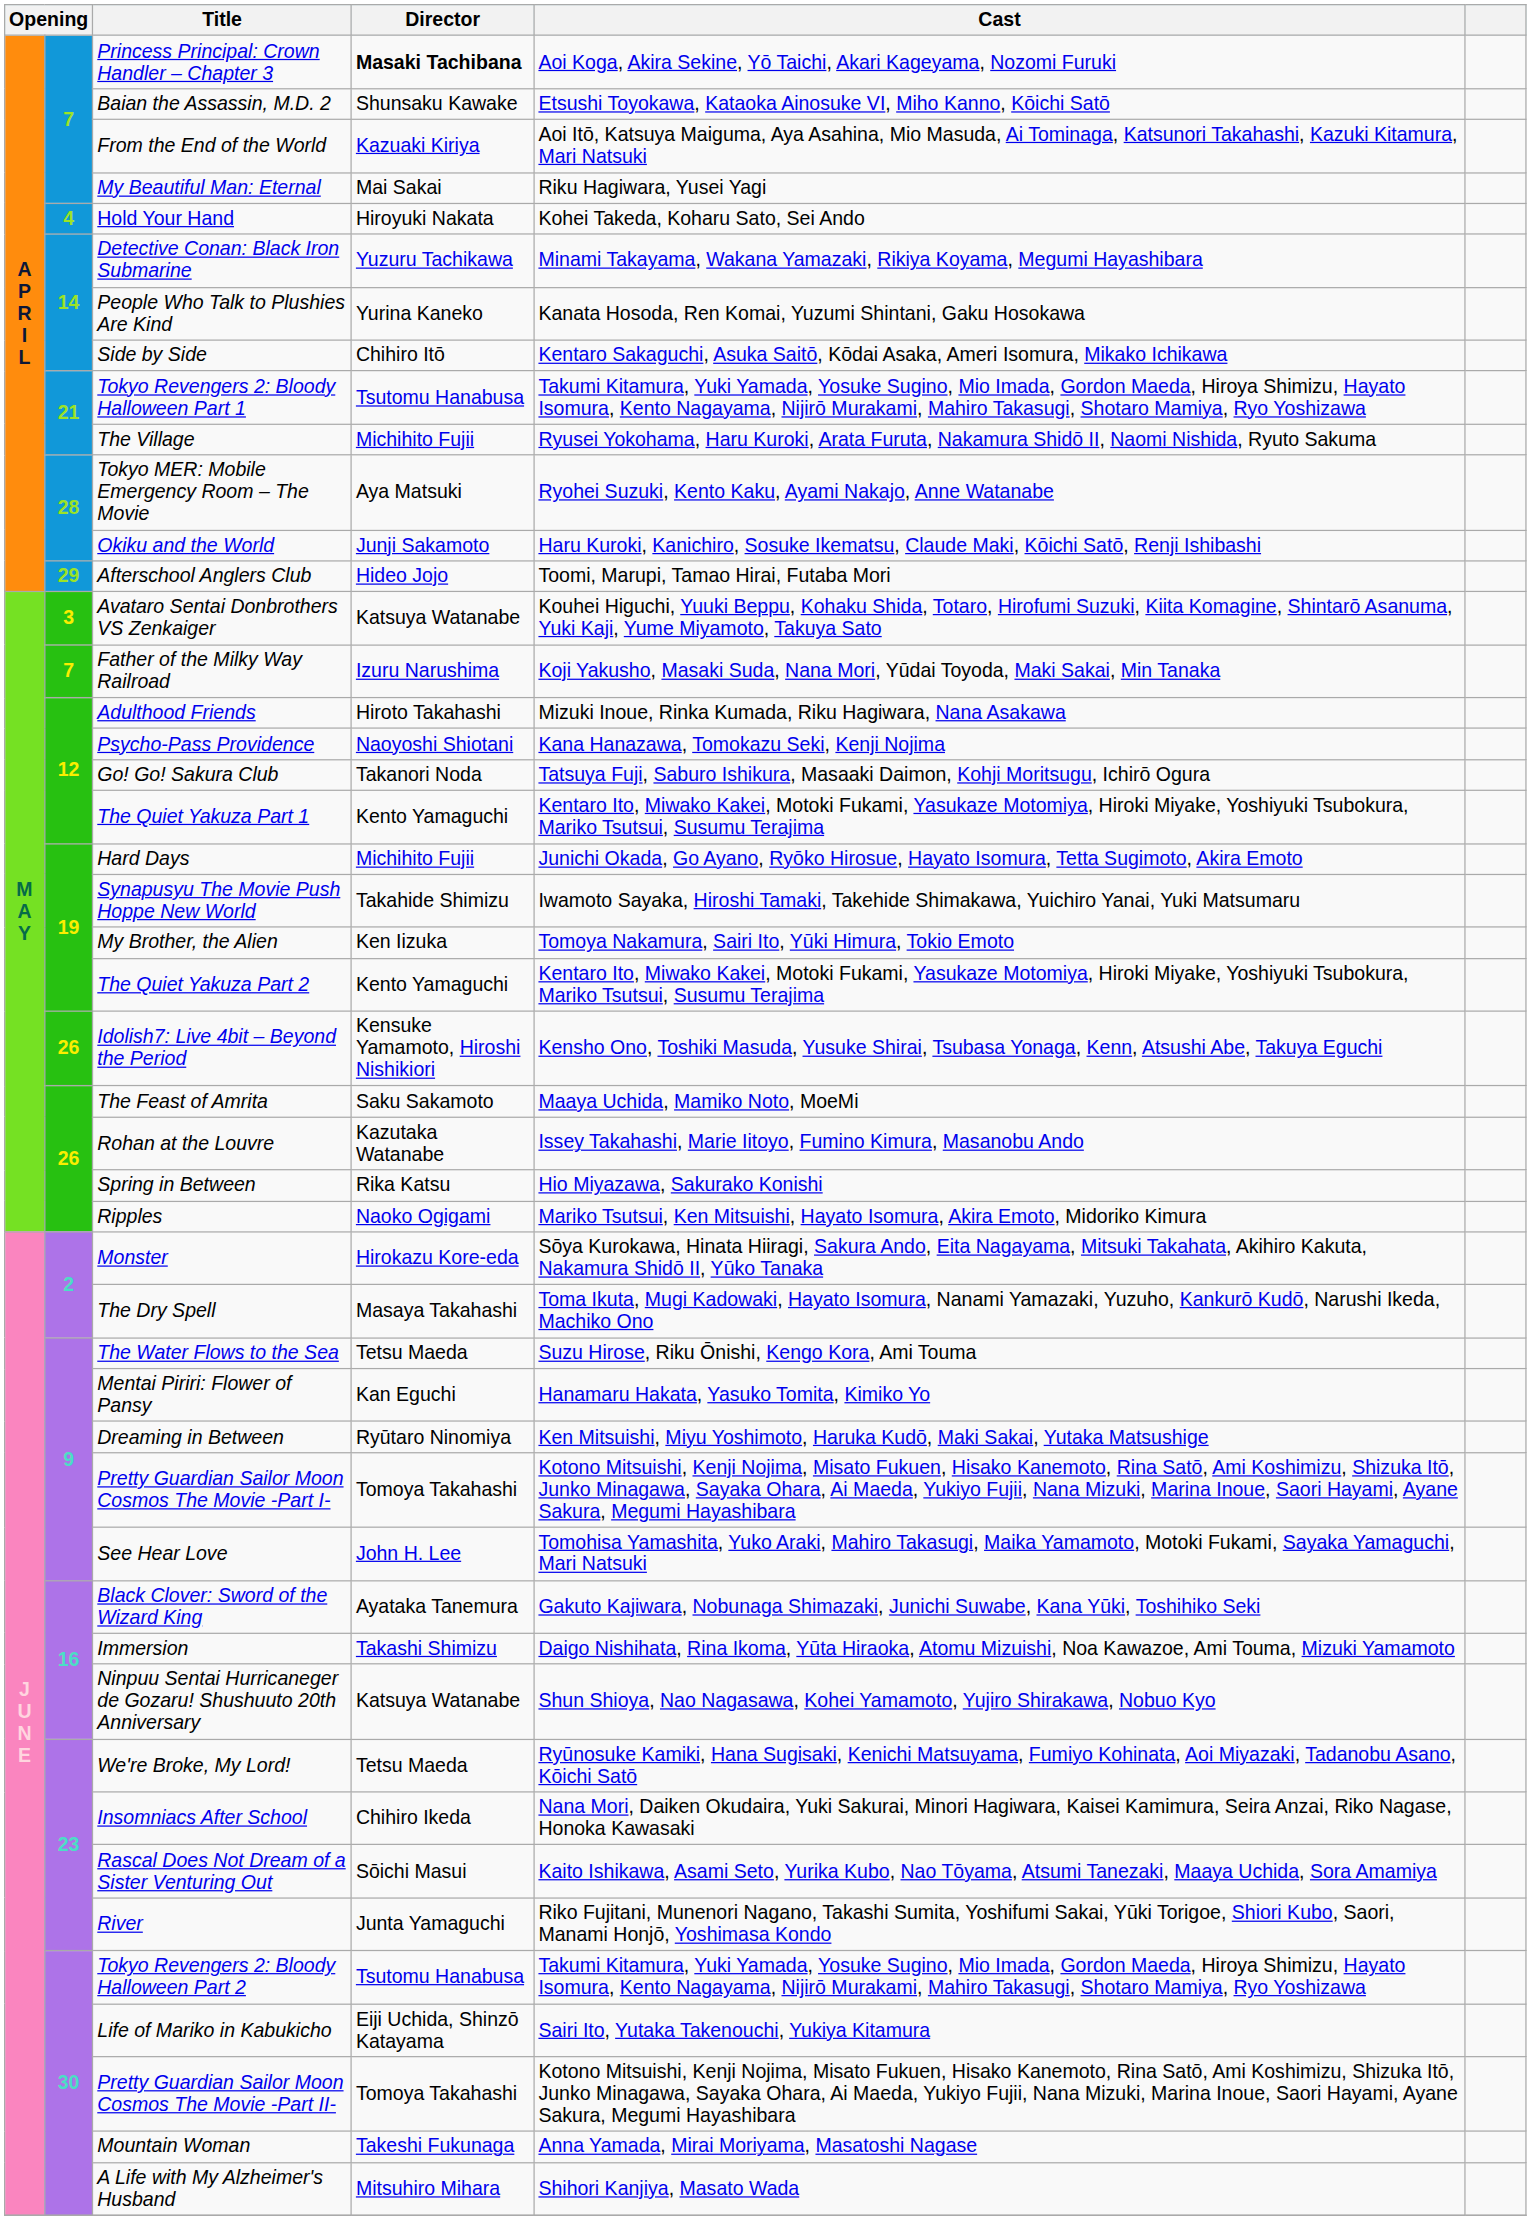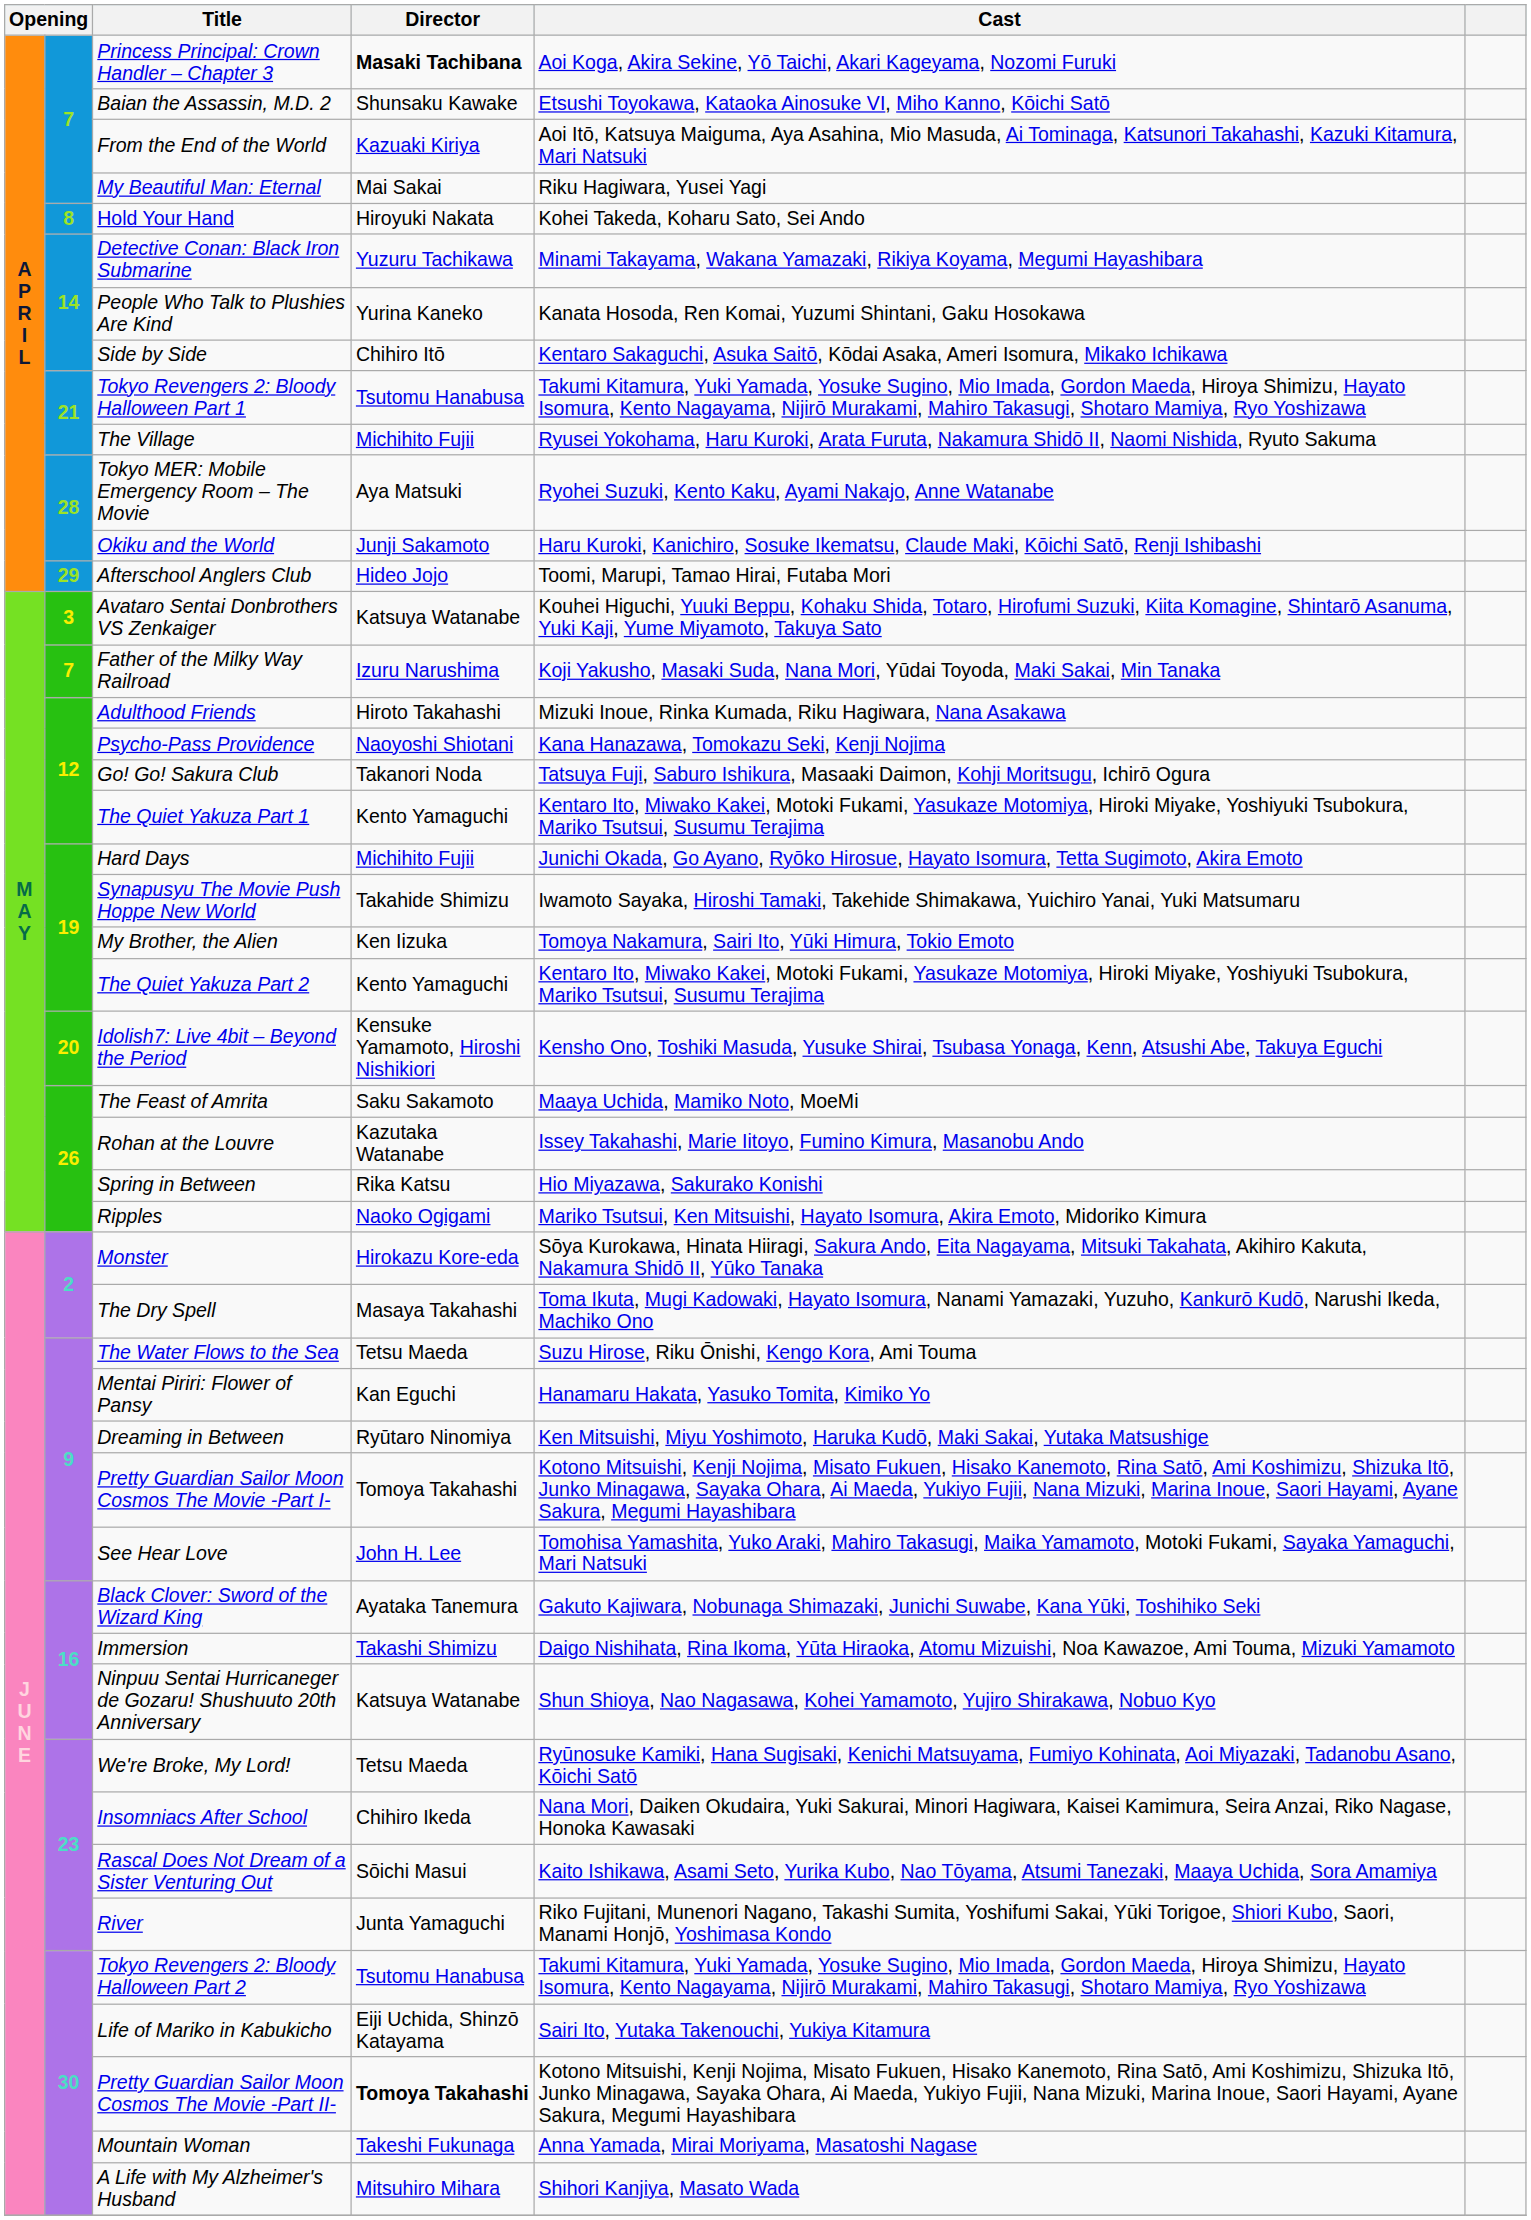(69, 218) 4 -> (69, 218) 8
(69, 1048) 26 -> (69, 1048) 20
(437, 2093) normal -> (442, 2093) bold
